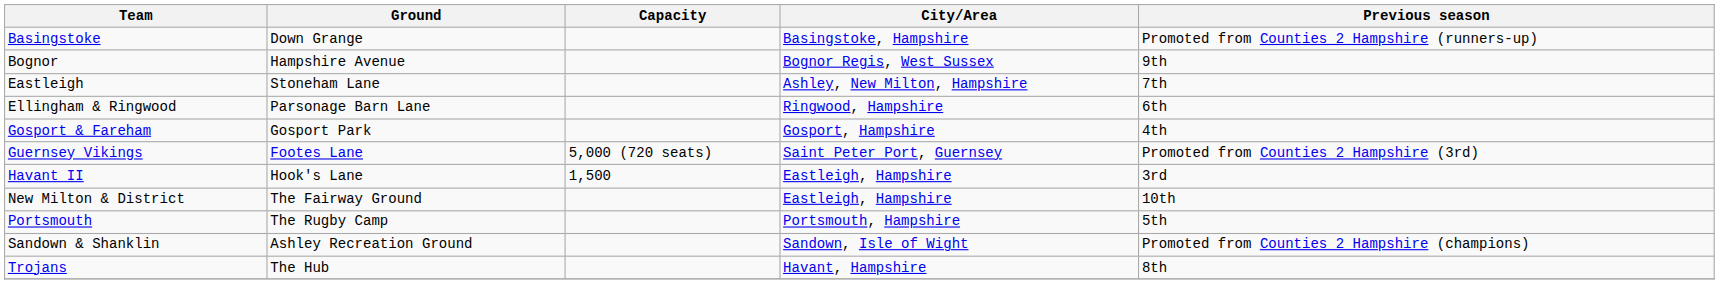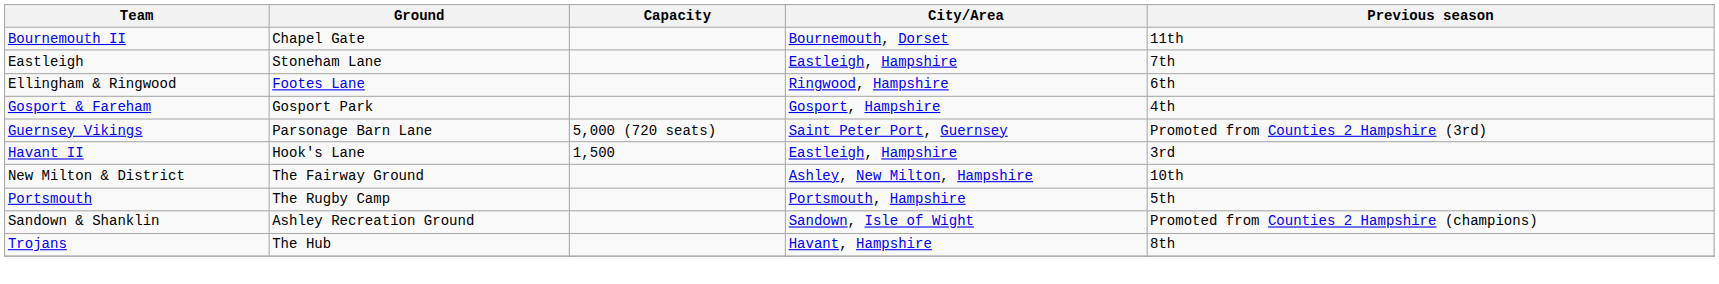- row: (54, 39)
- row: (33, 62)
+ row: (67, 39)
(905, 85) Ashley, New Milton, Hampshire -> (873, 62) Eastleigh, Hampshire
(350, 108) Parsonage Barn Lane -> (319, 85) Footes Lane
(317, 153) Footes Lane -> (352, 130) Parsonage Barn Lane
(867, 199) Eastleigh, Hampshire -> (911, 176) Ashley, New Milton, Hampshire
